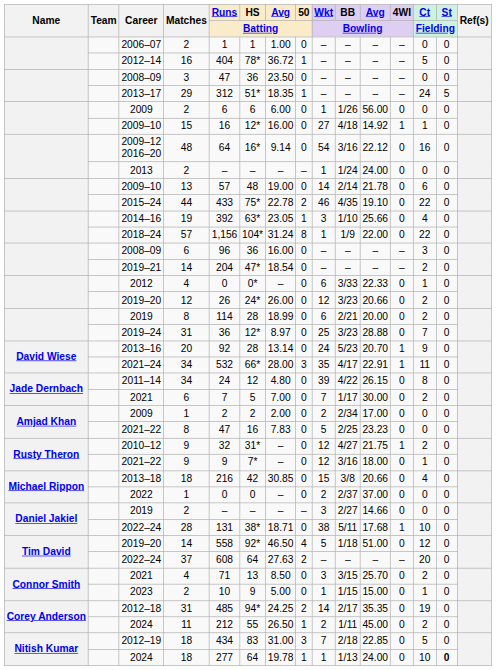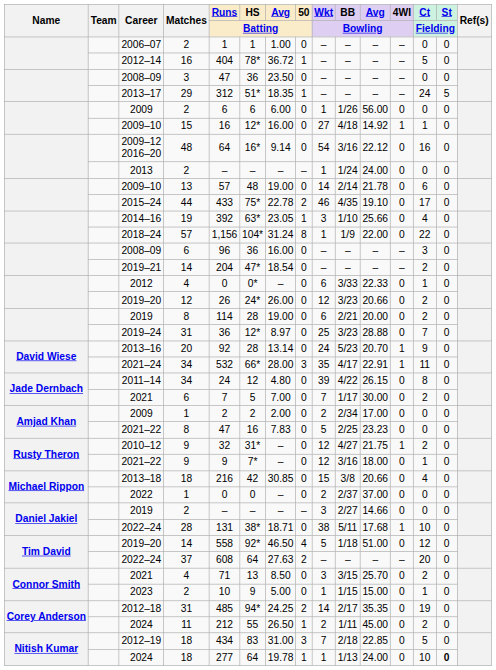(425, 202) 22 -> (425, 202) 17
(281, 316) 18.99 -> (281, 316) 19.00
